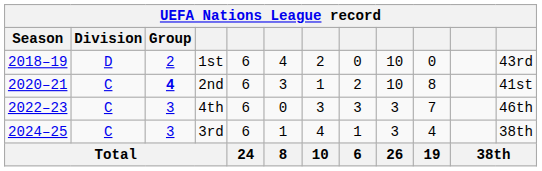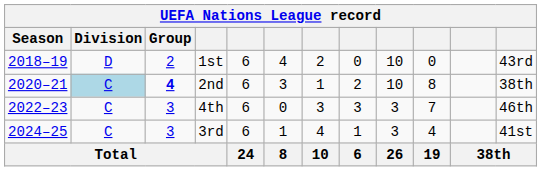(108, 85) no background -> (108, 85) lightblue background
(516, 85) 41st -> (516, 85) 38th
(516, 132) 38th -> (516, 132) 41st
